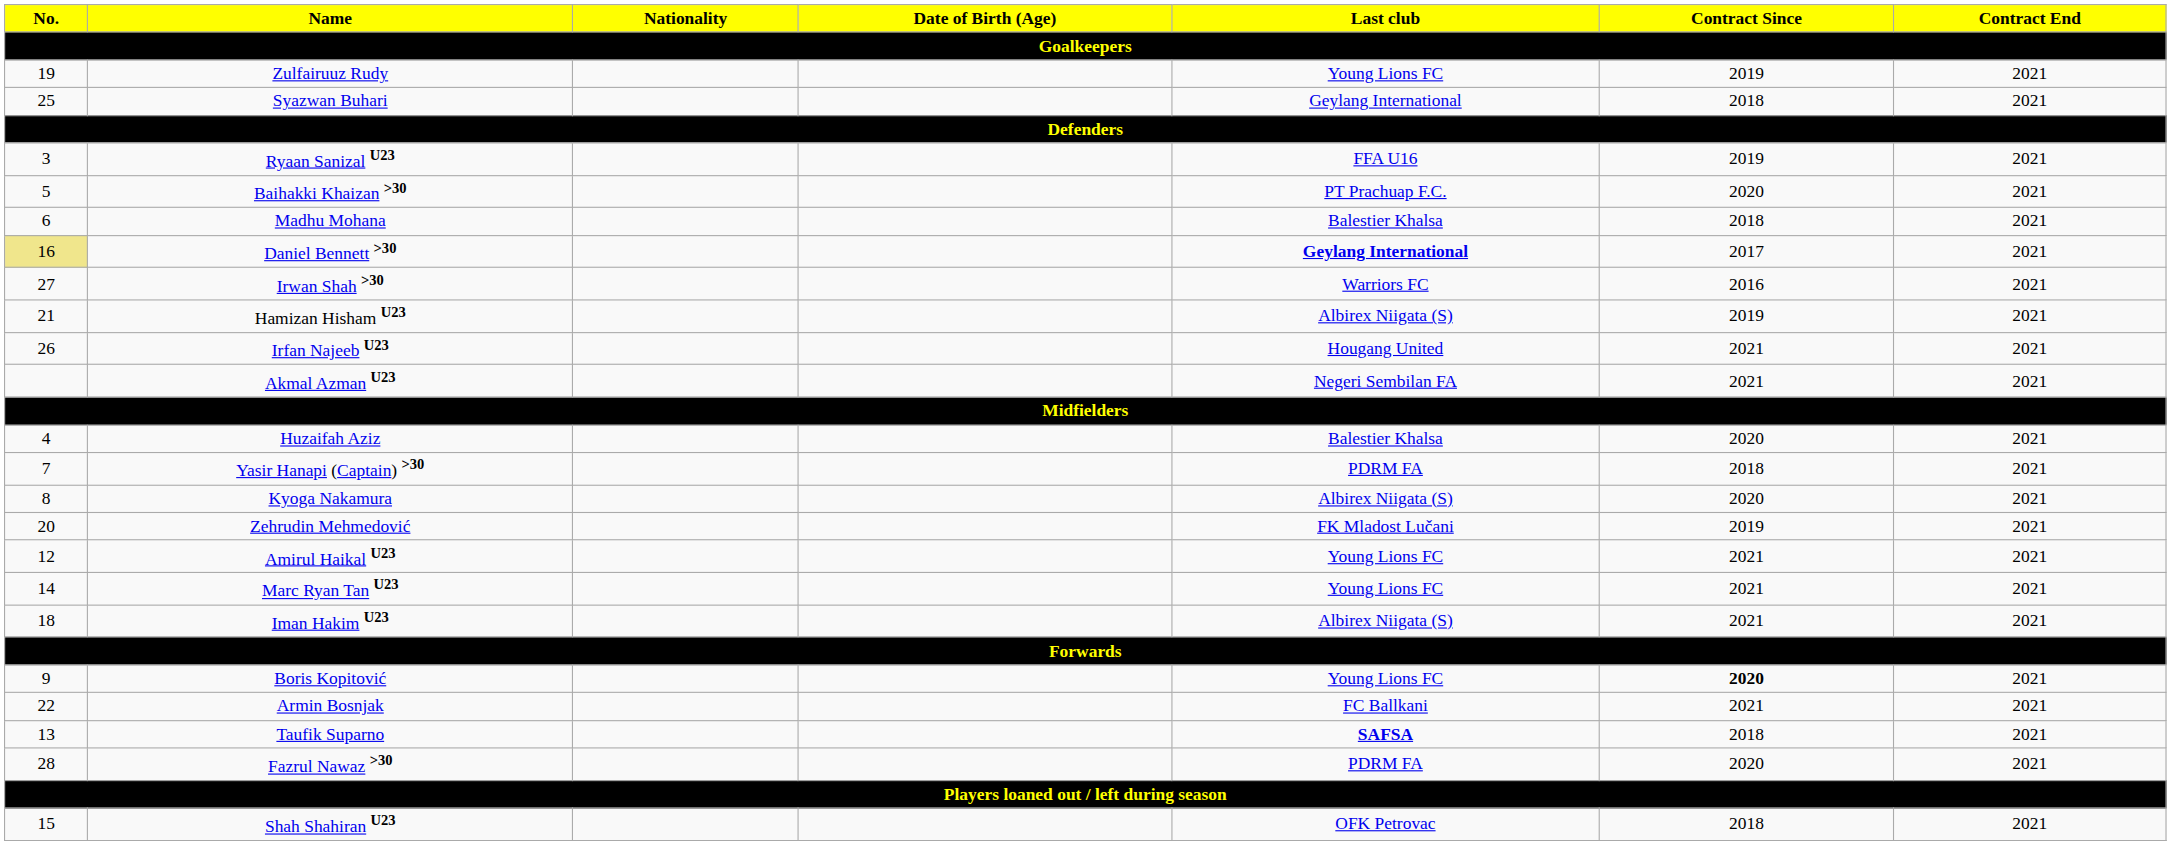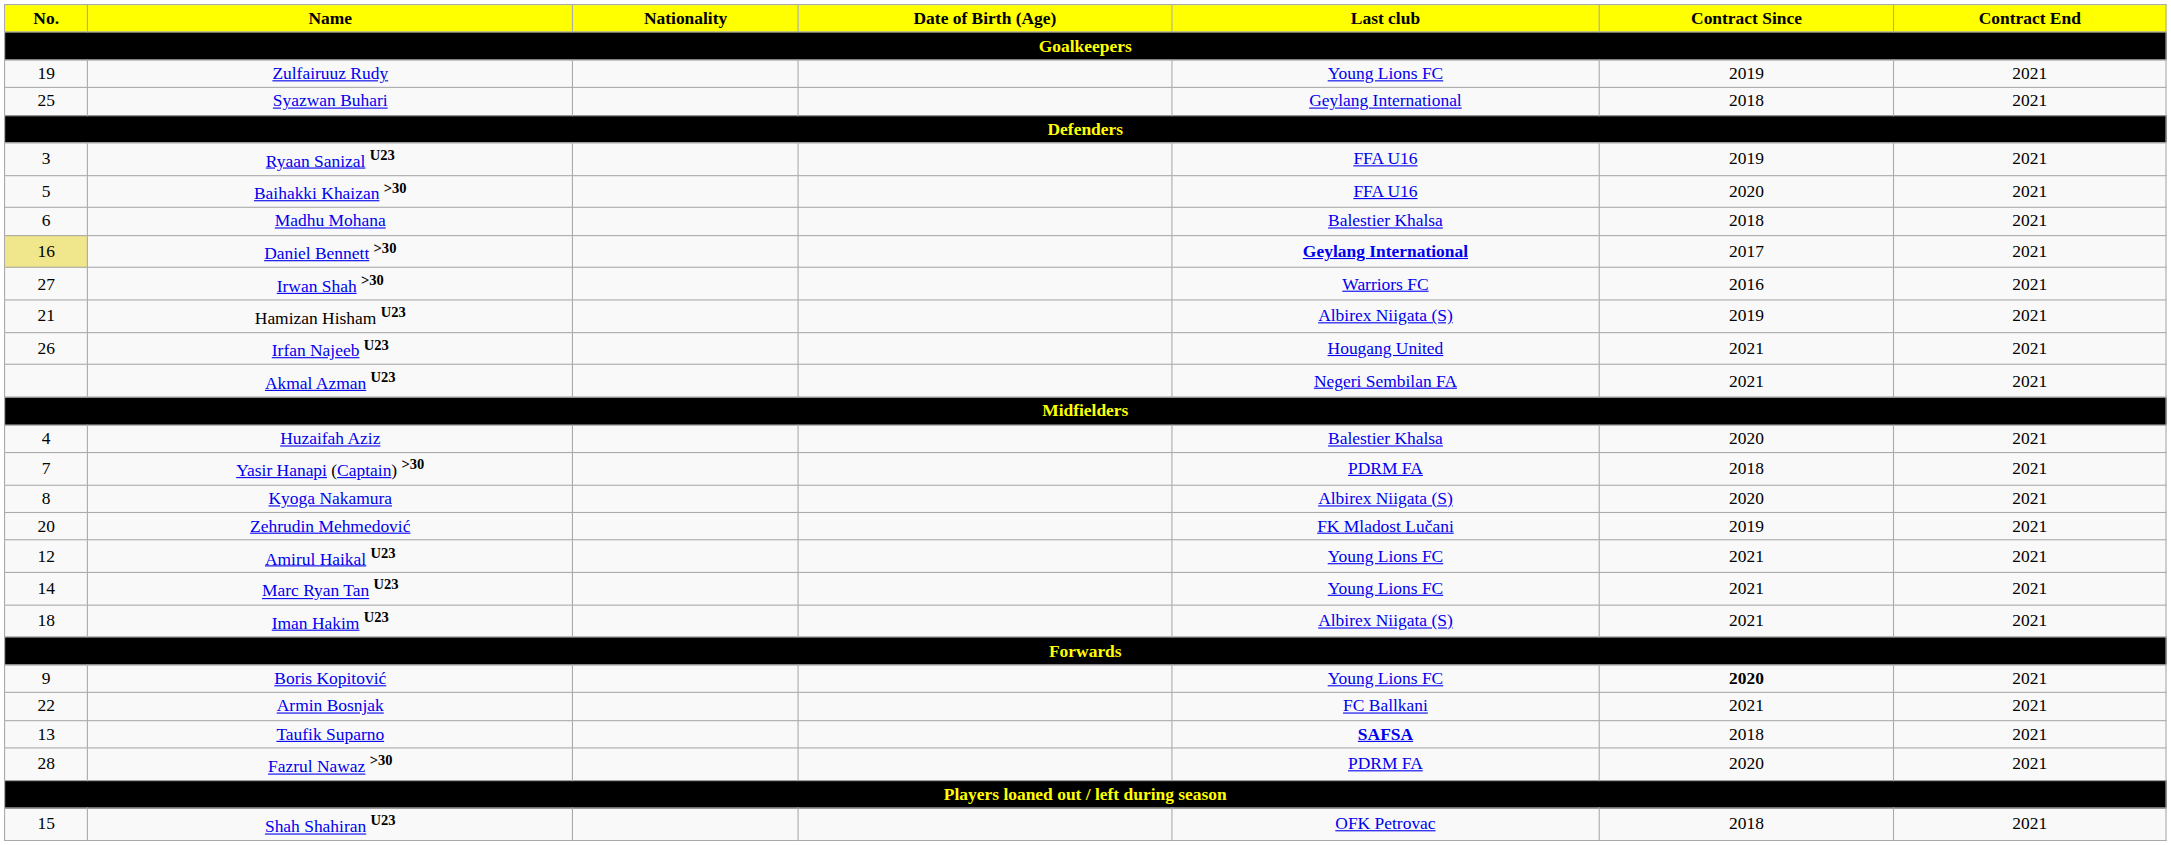(1385, 191) PT Prachuap F.C. -> (1385, 191) FFA U16
